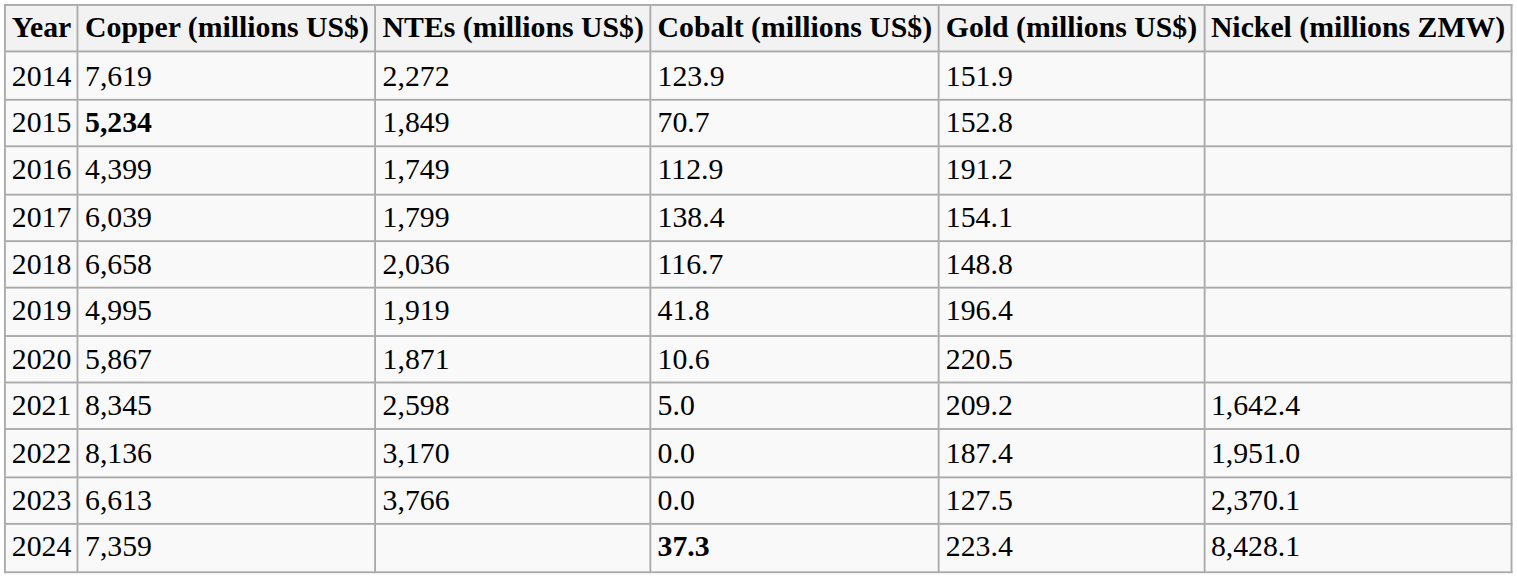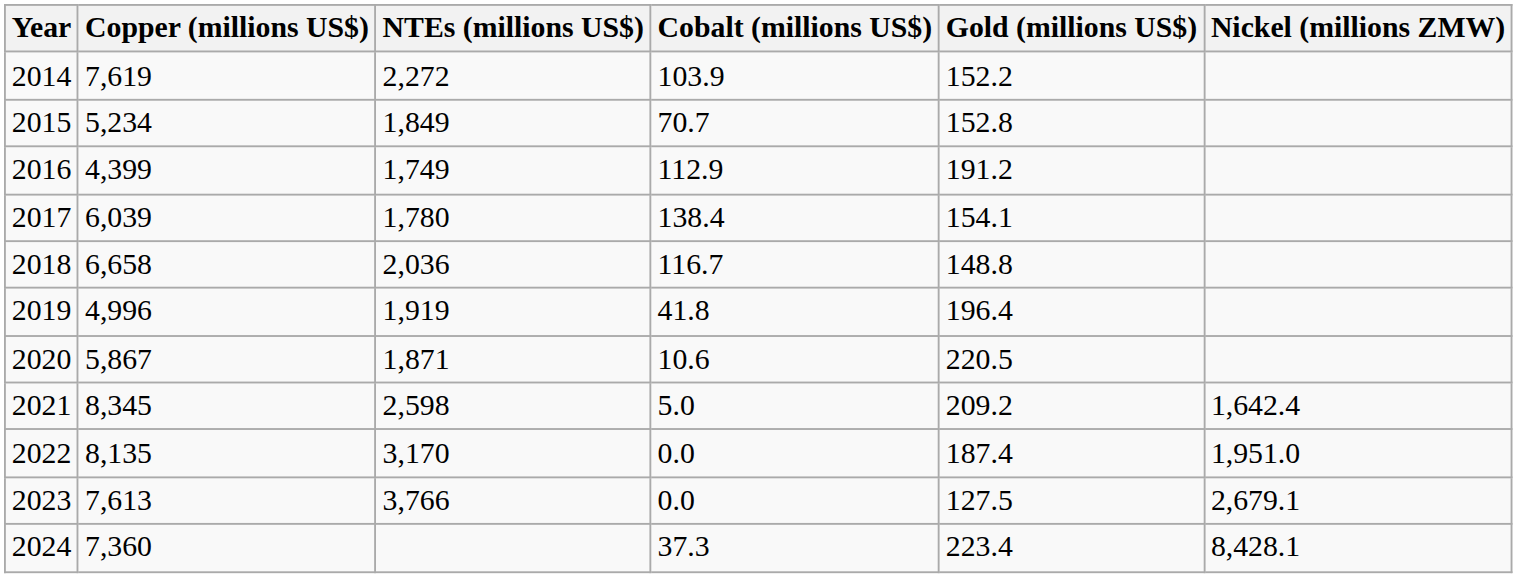(691, 75) 123.9 -> (691, 75) 103.9
(979, 75) 151.9 -> (979, 75) 152.2
(119, 122) bold -> (119, 122) normal
(416, 216) 1,799 -> (416, 216) 1,780
(119, 311) 4,995 -> (119, 311) 4,996
(119, 452) 8,136 -> (119, 452) 8,135
(119, 500) 6,613 -> (119, 500) 7,613
(1256, 500) 2,370.1 -> (1256, 500) 2,679.1
(119, 547) 7,359 -> (119, 547) 7,360
(684, 547) bold -> (684, 547) normal
